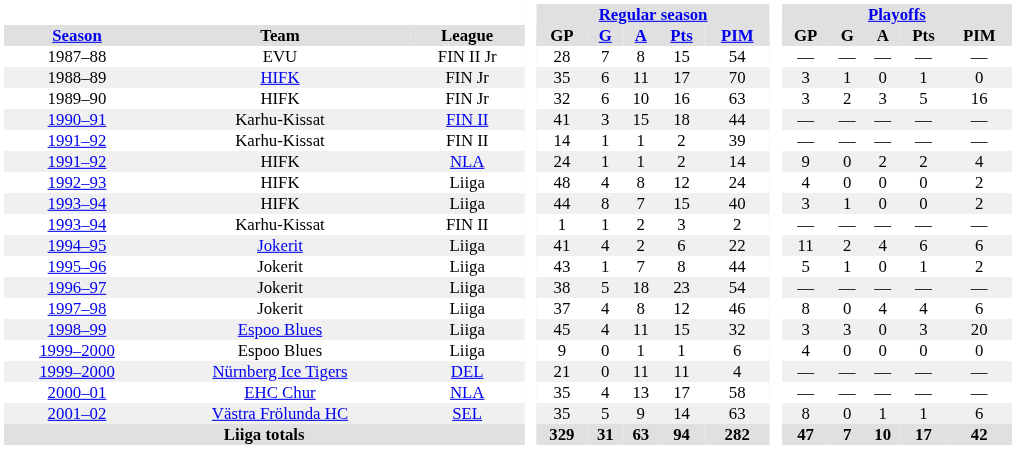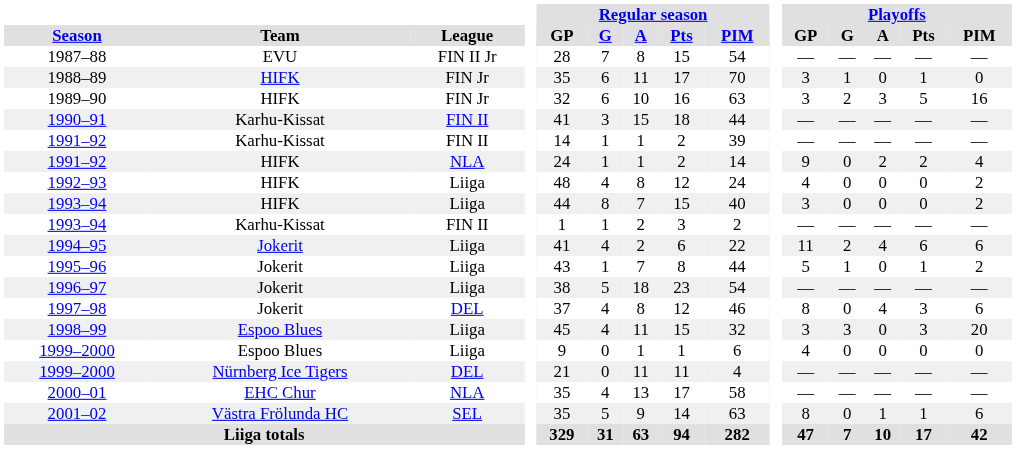(847, 203) 1 -> (847, 203) 0
(467, 308) Liiga -> (467, 308) DEL
(923, 308) 4 -> (923, 308) 3
